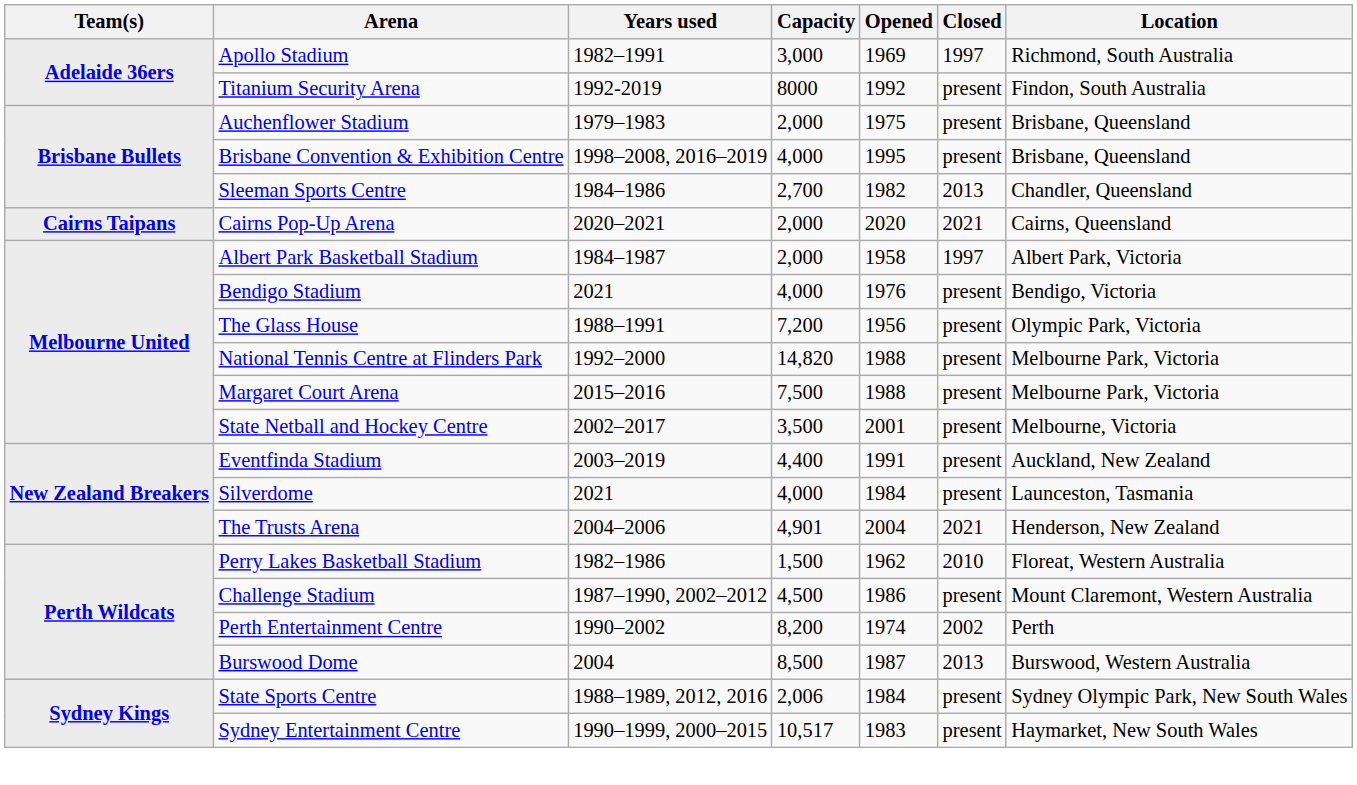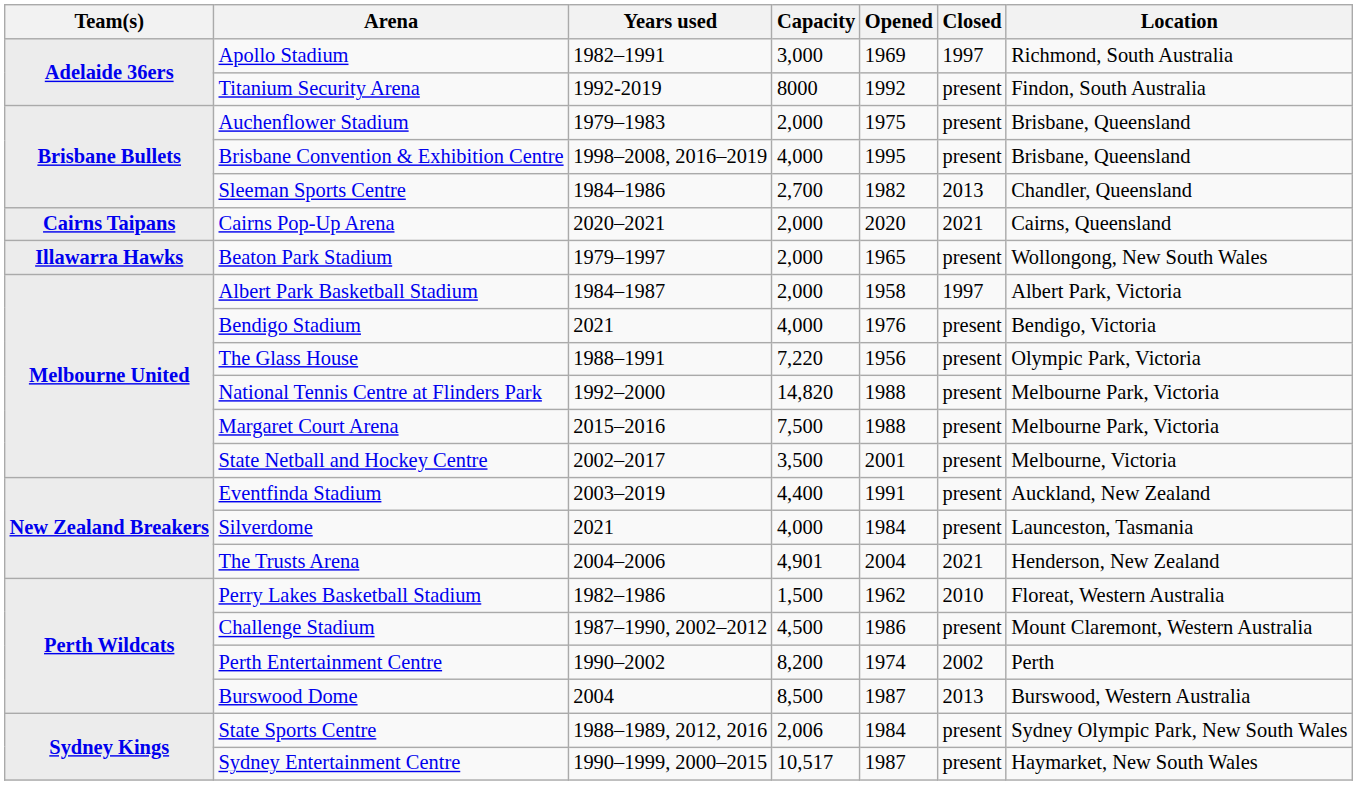+ row: (305, 257)
(800, 325) 7,200 -> (800, 359) 7,220
(885, 729) 1983 -> (885, 763) 1987
